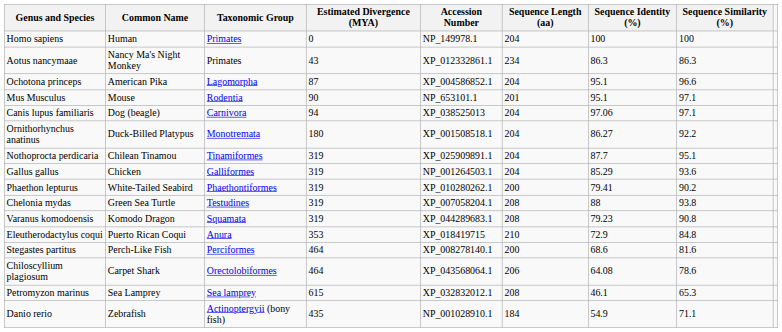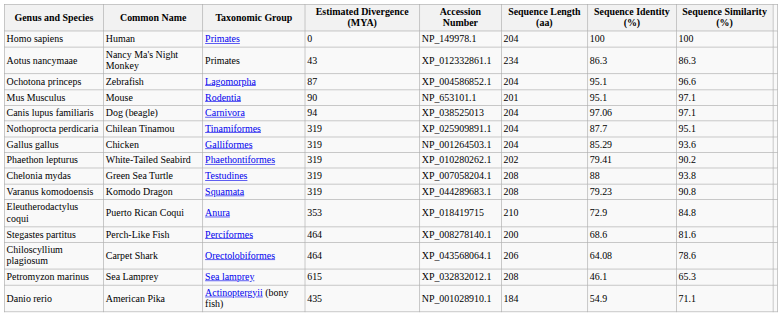(137, 81) American Pika -> (125, 81) Zebrafish
- row: (40, 134)
(512, 187) 200 -> (511, 160) 202
(127, 314) Zebrafish -> (135, 298) American Pika
